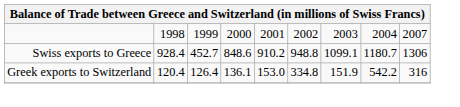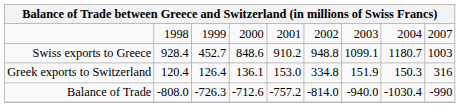(415, 53) 1306 -> (440, 53) 1003
(383, 72) 542.2 -> (408, 72) 150.3
+ row: (109, 92)
